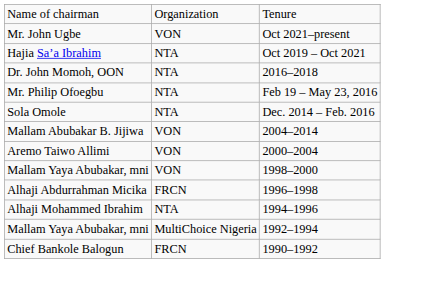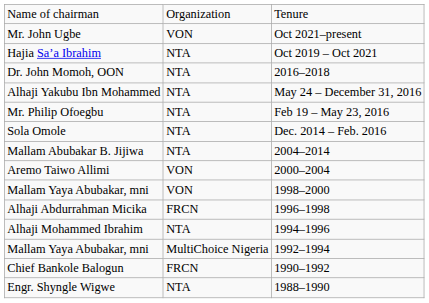+ row: (84, 92)
(168, 131) VON -> (178, 151) NTA
+ row: (61, 287)
